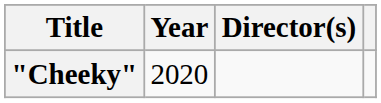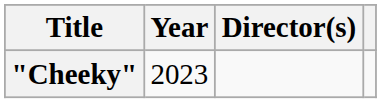(179, 73) 2020 -> (179, 73) 2023
